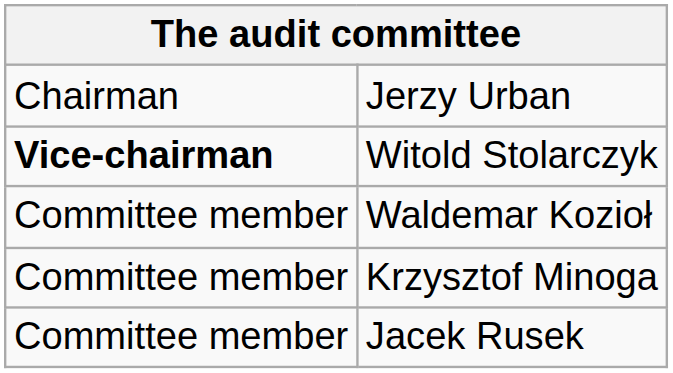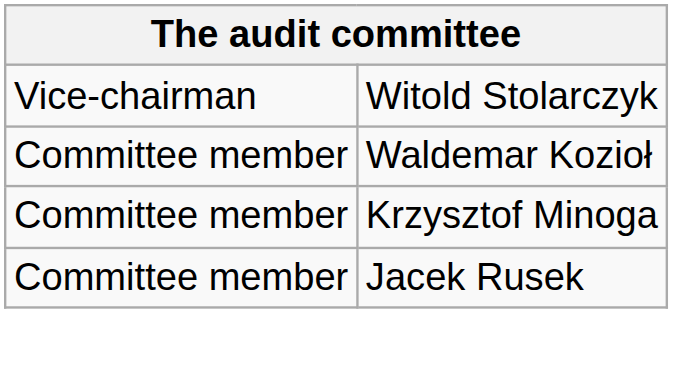- row: (469, 95)
(144, 155) bold -> (135, 95) normal
